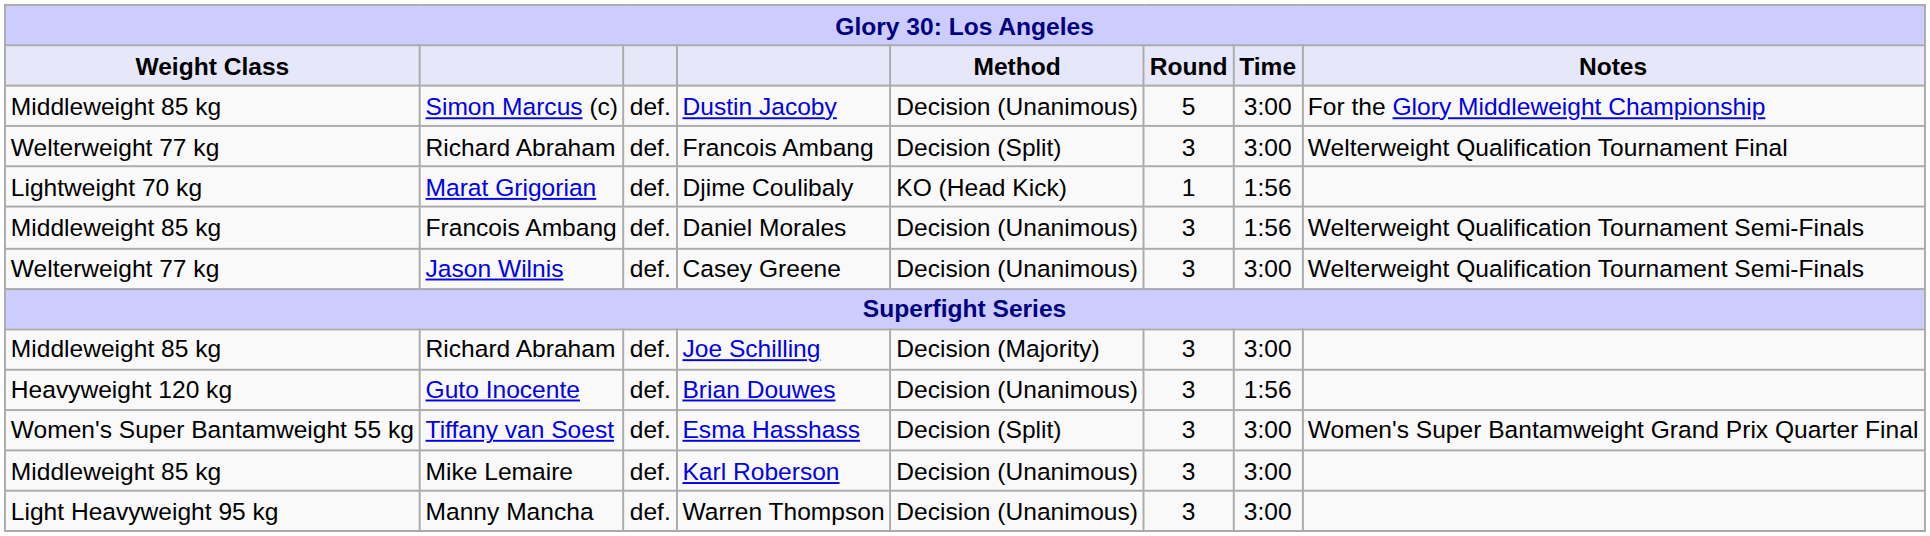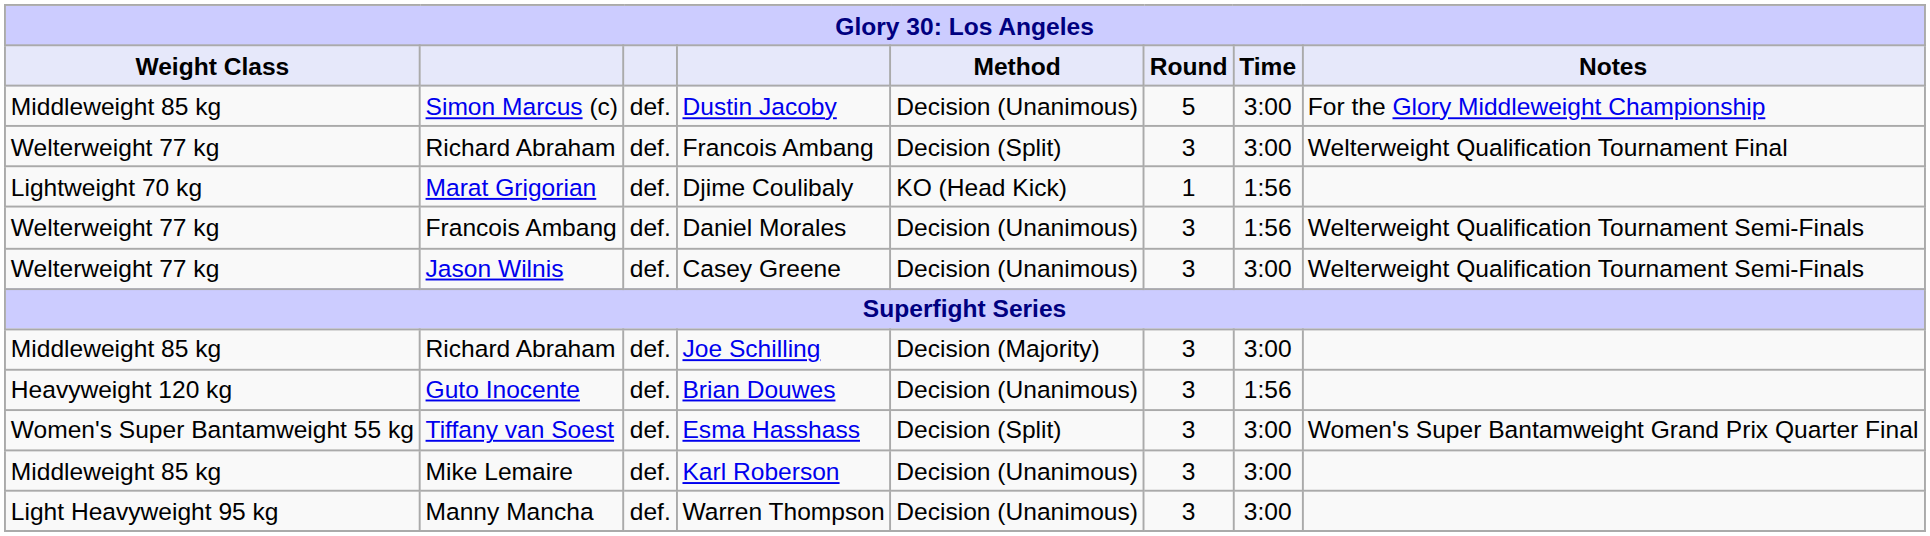(116, 228) Middleweight 85 kg -> (115, 228) Welterweight 77 kg
